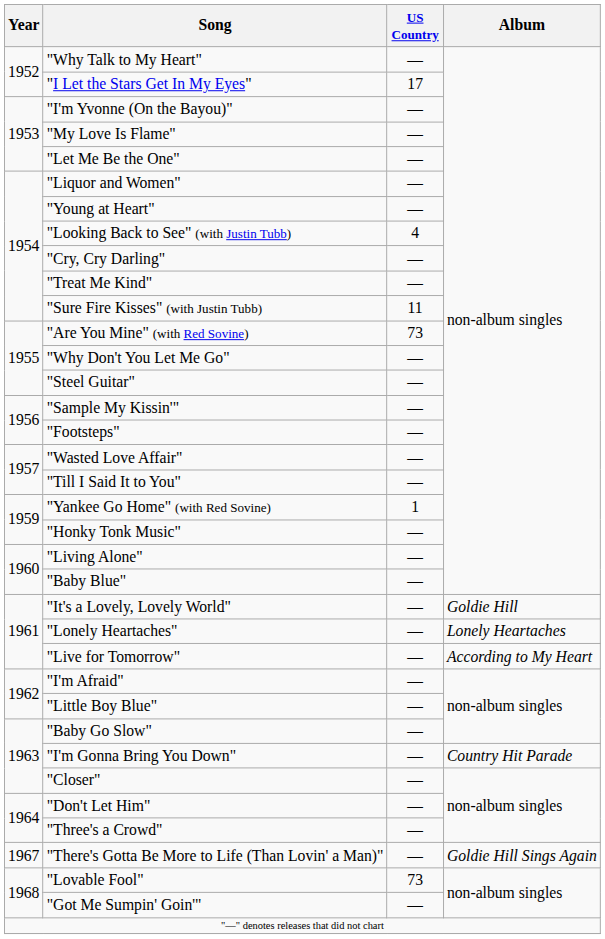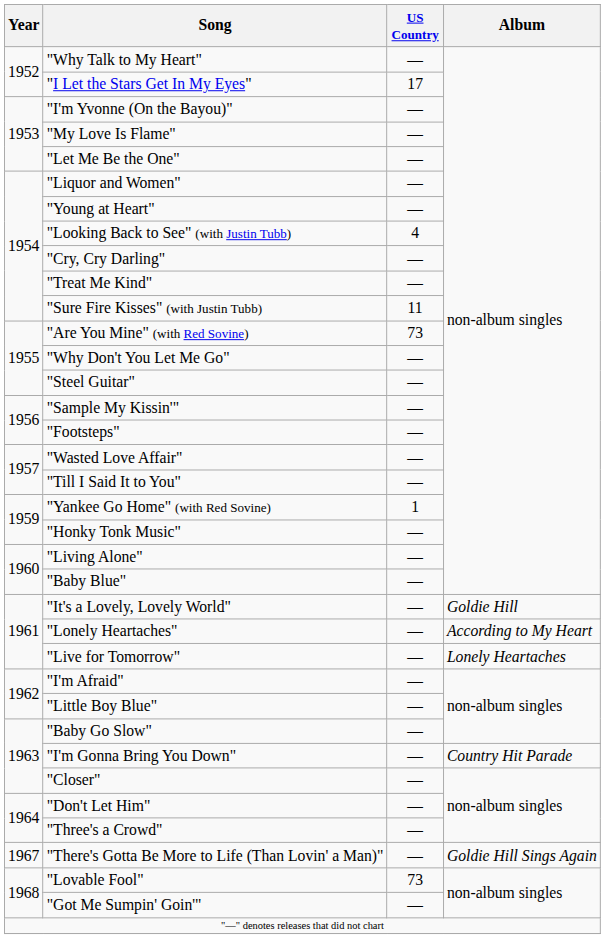(506, 631) Lonely Heartaches -> (520, 631) According to My Heart
(520, 656) According to My Heart -> (506, 656) Lonely Heartaches
